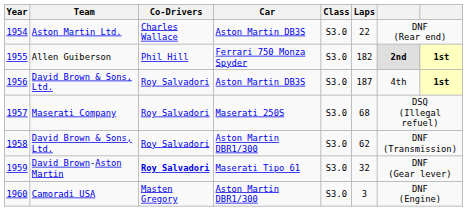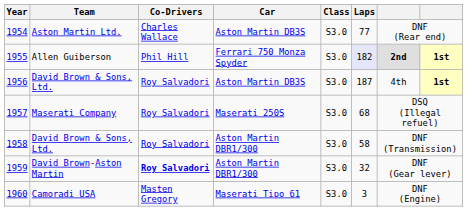(364, 31) 22 -> (364, 31) 77
(364, 57) no background -> (364, 57) lavender background
(364, 143) 62 -> (364, 143) 58
(258, 168) Maserati Tipo 61 -> (247, 168) Aston Martin DBR1/300
(247, 193) Aston Martin DBR1/300 -> (258, 193) Maserati Tipo 61
